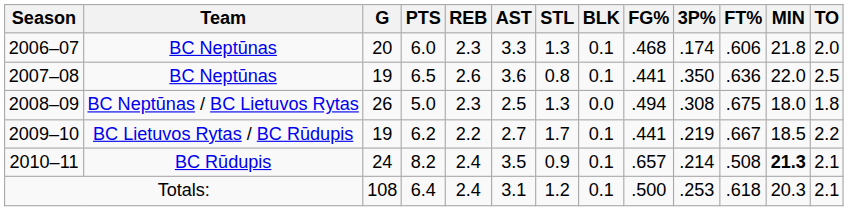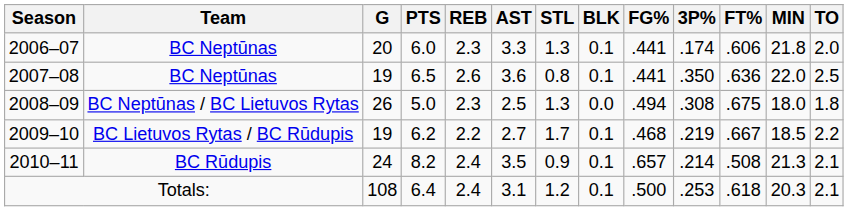(649, 47) .468 -> (649, 47) .441
(649, 133) .441 -> (649, 133) .468
(788, 162) bold -> (788, 162) normal
